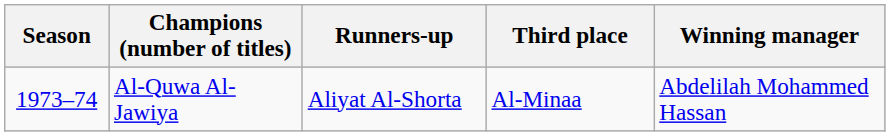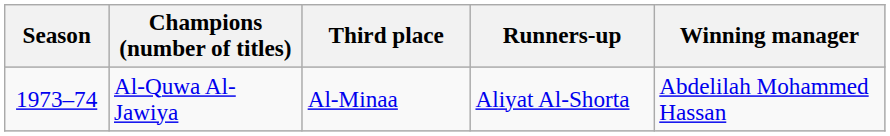columns swapped: (394, 35) <-> (570, 35)
